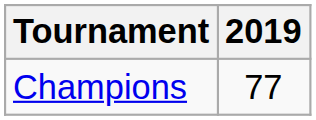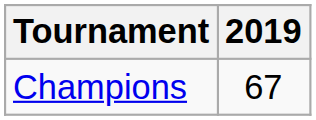(263, 86) 77 -> (263, 86) 67
